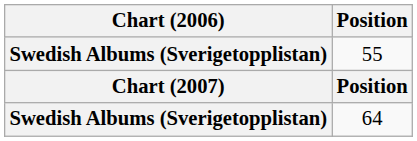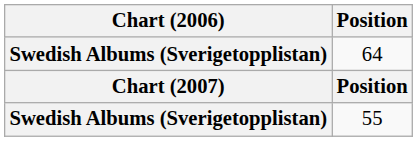rows swapped: (372, 119) <-> (372, 53)
